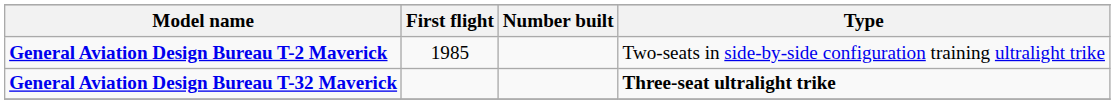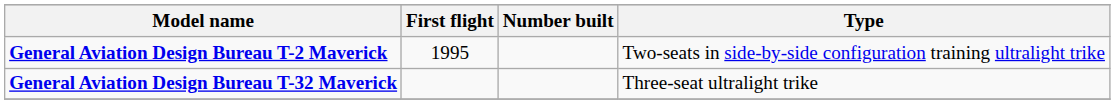(450, 52) 1985 -> (450, 52) 1995
(729, 83) bold -> (720, 83) normal
